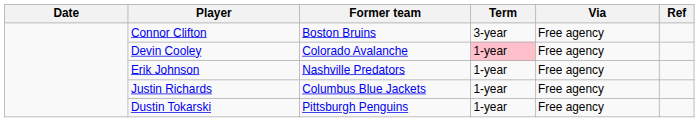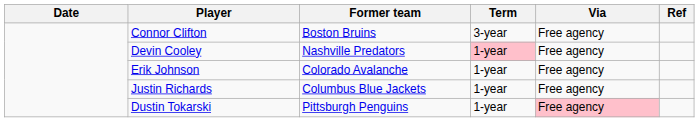(355, 51) Colorado Avalanche -> (354, 51) Nashville Predators
(354, 70) Nashville Predators -> (355, 70) Colorado Avalanche
(571, 107) no background -> (571, 107) pink background
